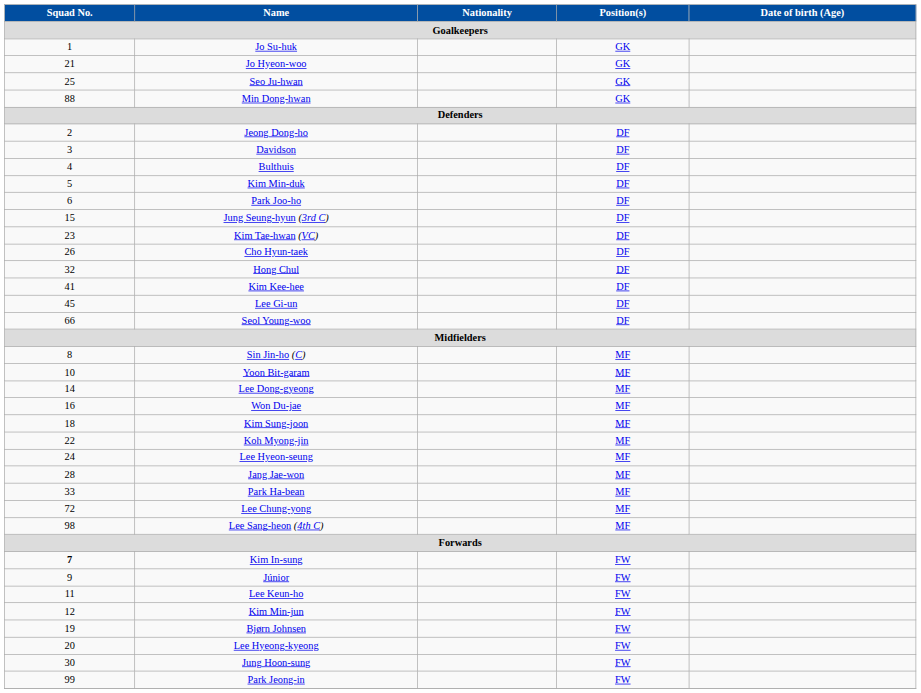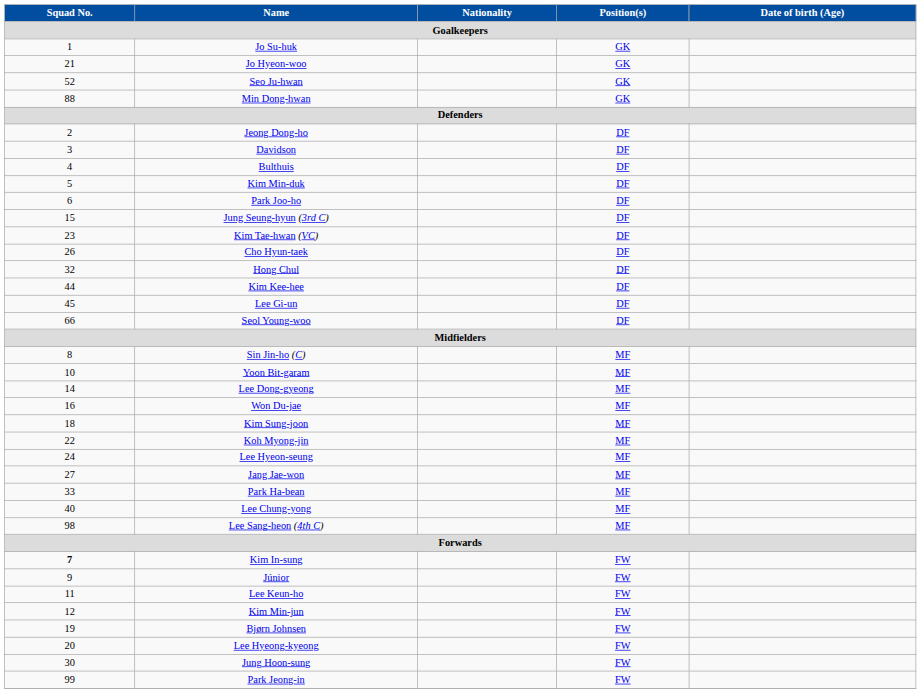(70, 81) 25 -> (70, 81) 52
(70, 287) 41 -> (70, 287) 44
(70, 475) 28 -> (70, 475) 27
(70, 509) 72 -> (70, 509) 40
